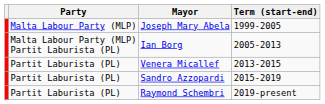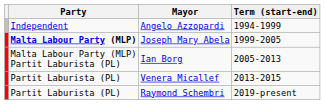+ row: (183, 26)
(73, 26) normal -> (73, 40) bold
- row: (183, 78)
